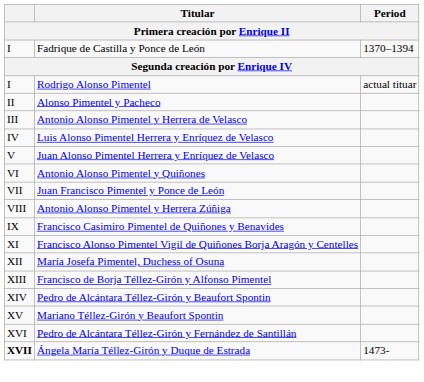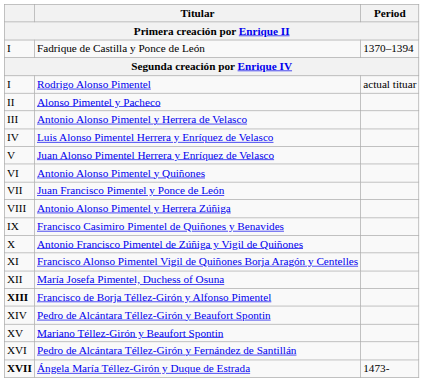+ row: (170, 244)
(17, 279) normal -> (18, 297) bold
